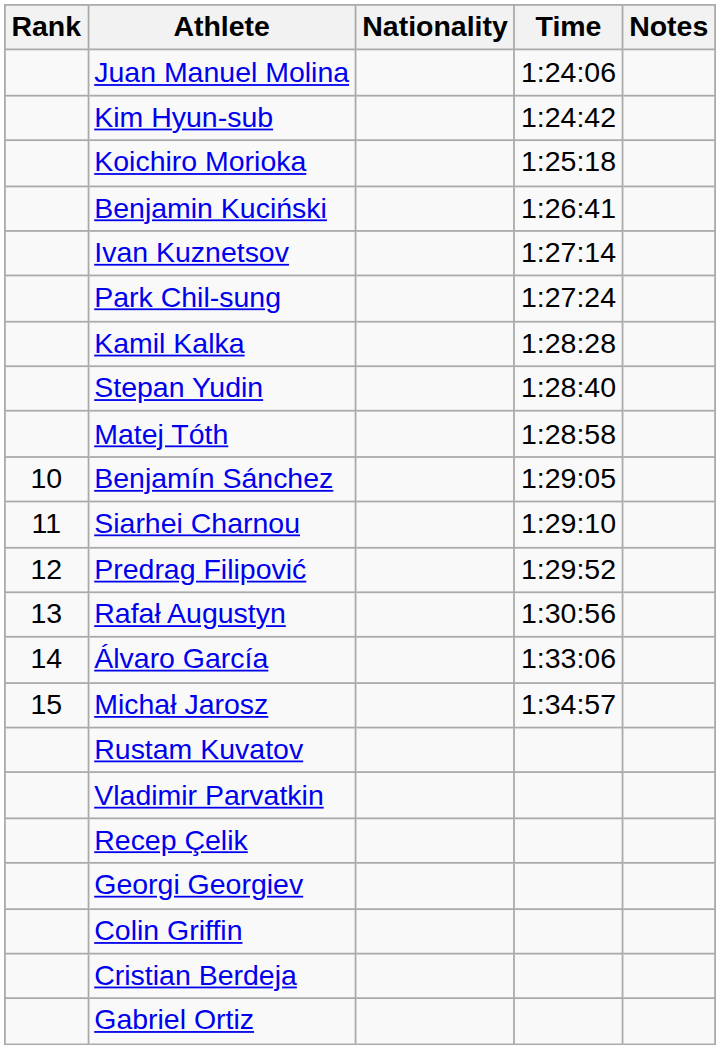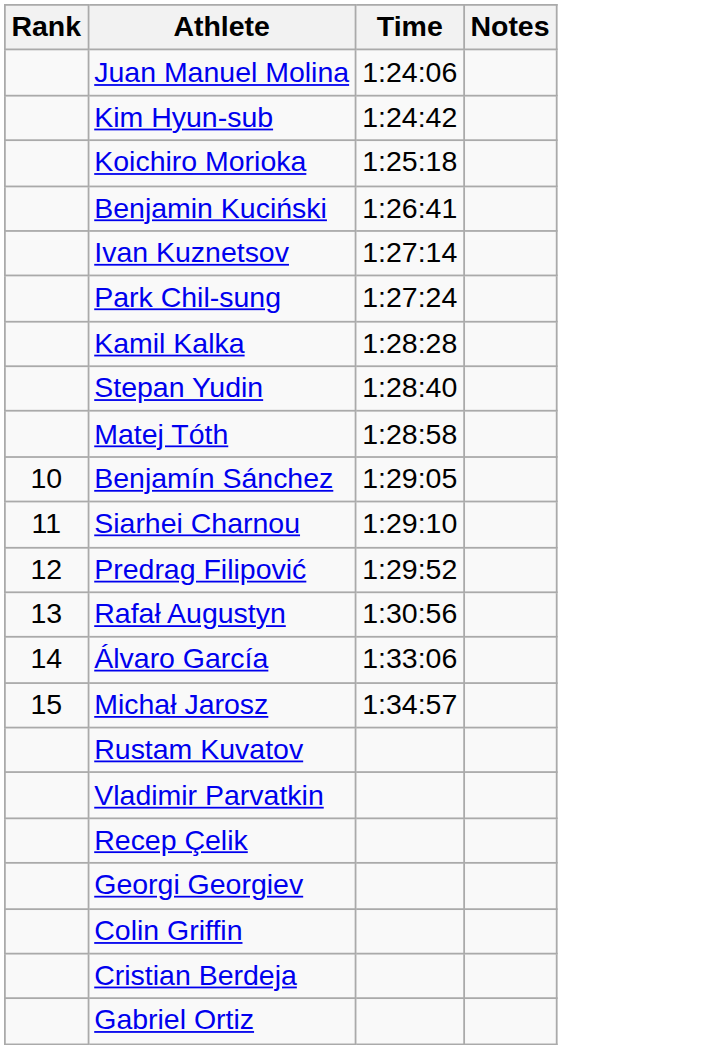- column: (435, 27)
